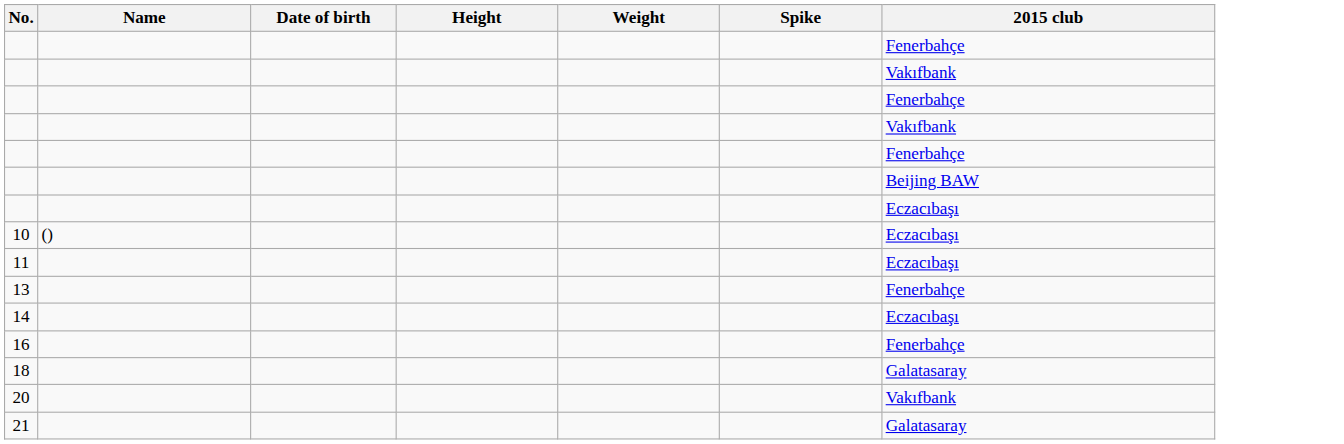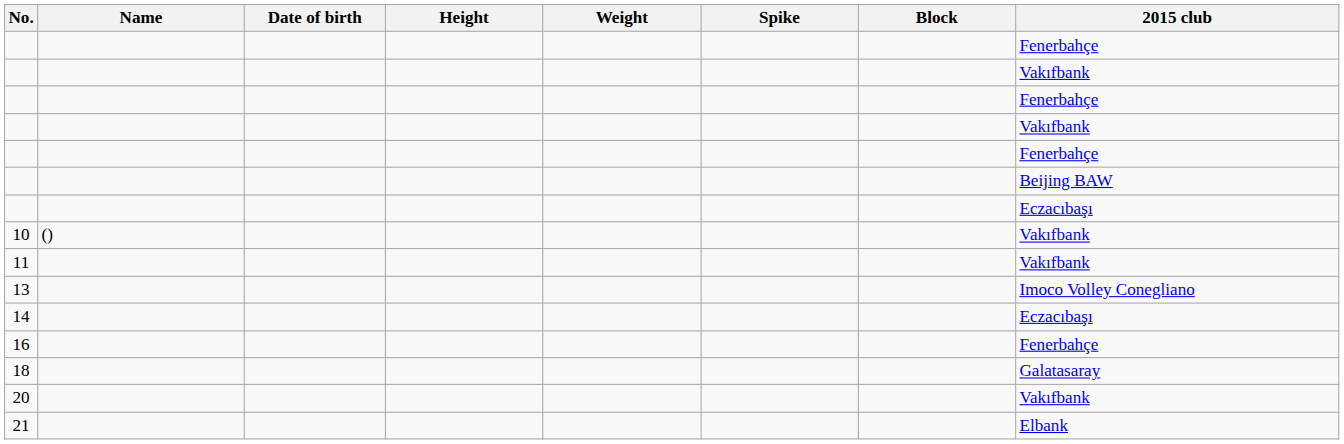+ column: (937, 18)
(922, 235) Eczacıbaşı -> (1055, 235) Vakıfbank
(922, 262) Eczacıbaşı -> (1055, 262) Vakıfbank
(925, 289) Fenerbahçe -> (1107, 289) Imoco Volley Conegliano
(926, 425) Galatasaray -> (1044, 425) Elbank
